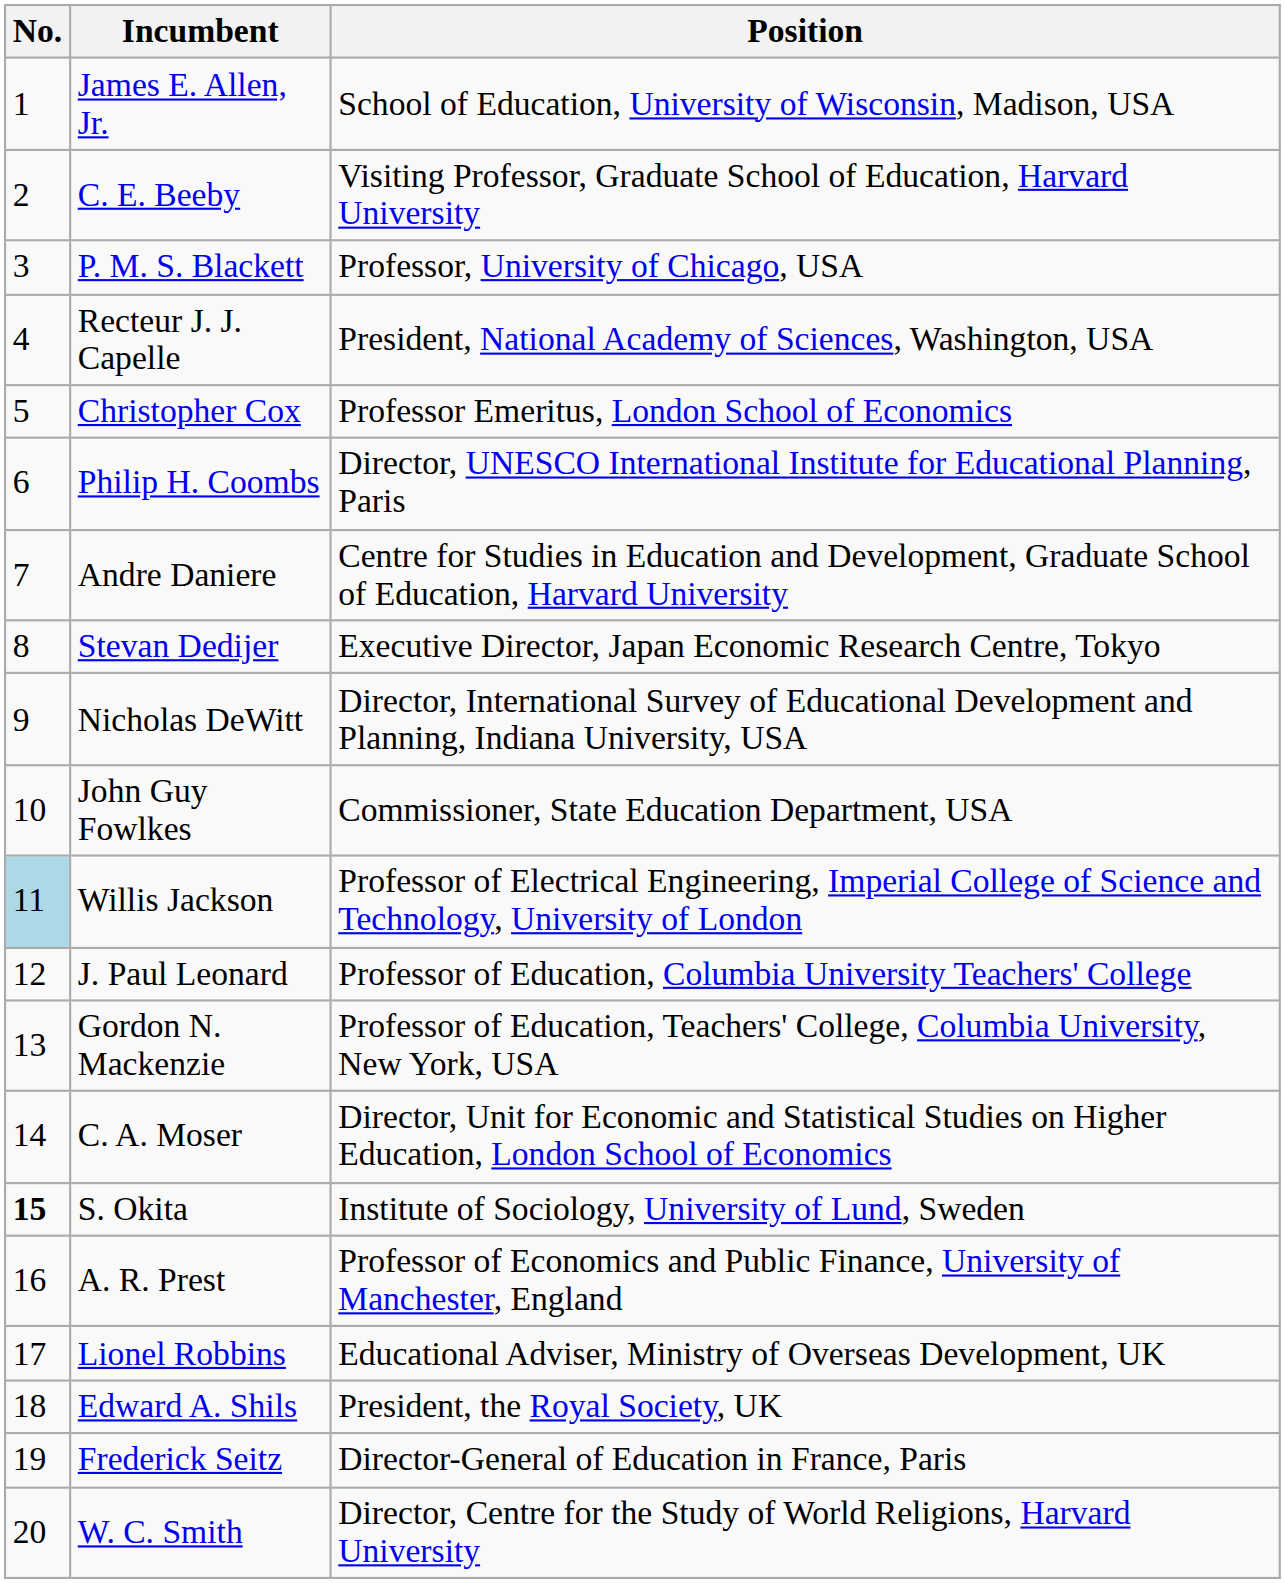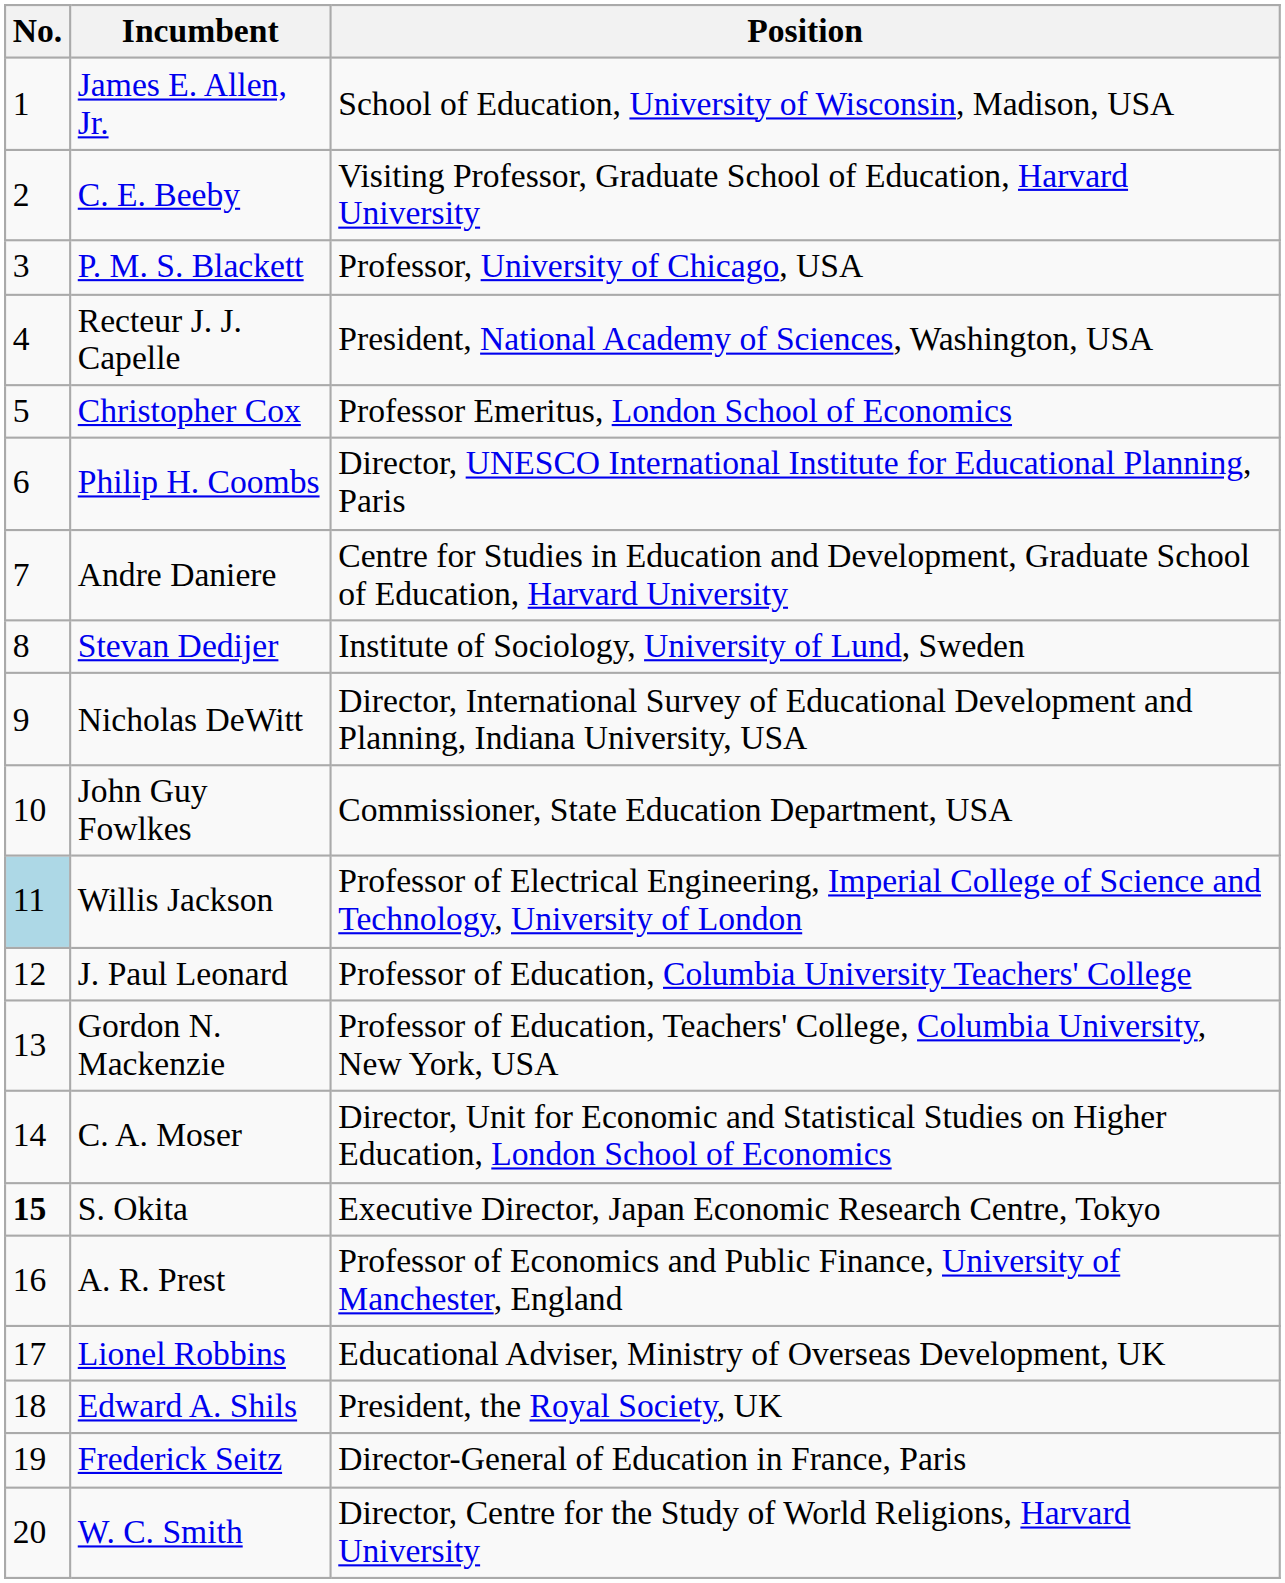(749, 646) Executive Director, Japan Economic Research Centre, Tokyo -> (682, 646) Institute of Sociology, University of Lund, Sweden
(682, 1208) Institute of Sociology, University of Lund, Sweden -> (749, 1208) Executive Director, Japan Economic Research Centre, Tokyo
